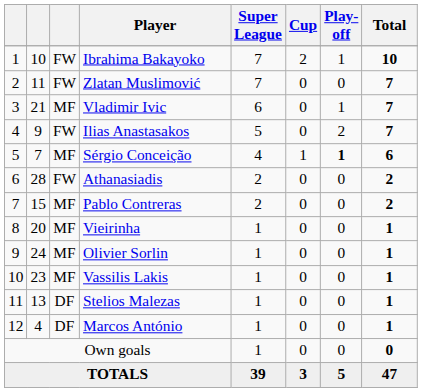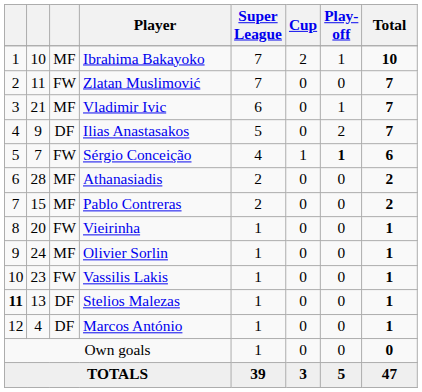(64, 58) FW -> (64, 58) MF
(64, 131) FW -> (64, 131) DF
(64, 155) MF -> (64, 155) FW
(64, 180) FW -> (64, 180) MF
(64, 228) MF -> (64, 228) FW
(64, 277) MF -> (64, 277) FW
(16, 301) normal -> (16, 301) bold
